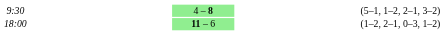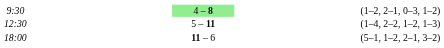(400, 10) (5–1, 1–2, 2–1, 3–2) -> (400, 10) (1–2, 2–1, 0–3, 1–2)
+ row: (15, 24)
(203, 24) lightgreen background -> (203, 37) no background
(400, 24) (1–2, 2–1, 0–3, 1–2) -> (400, 37) (5–1, 1–2, 2–1, 3–2)
